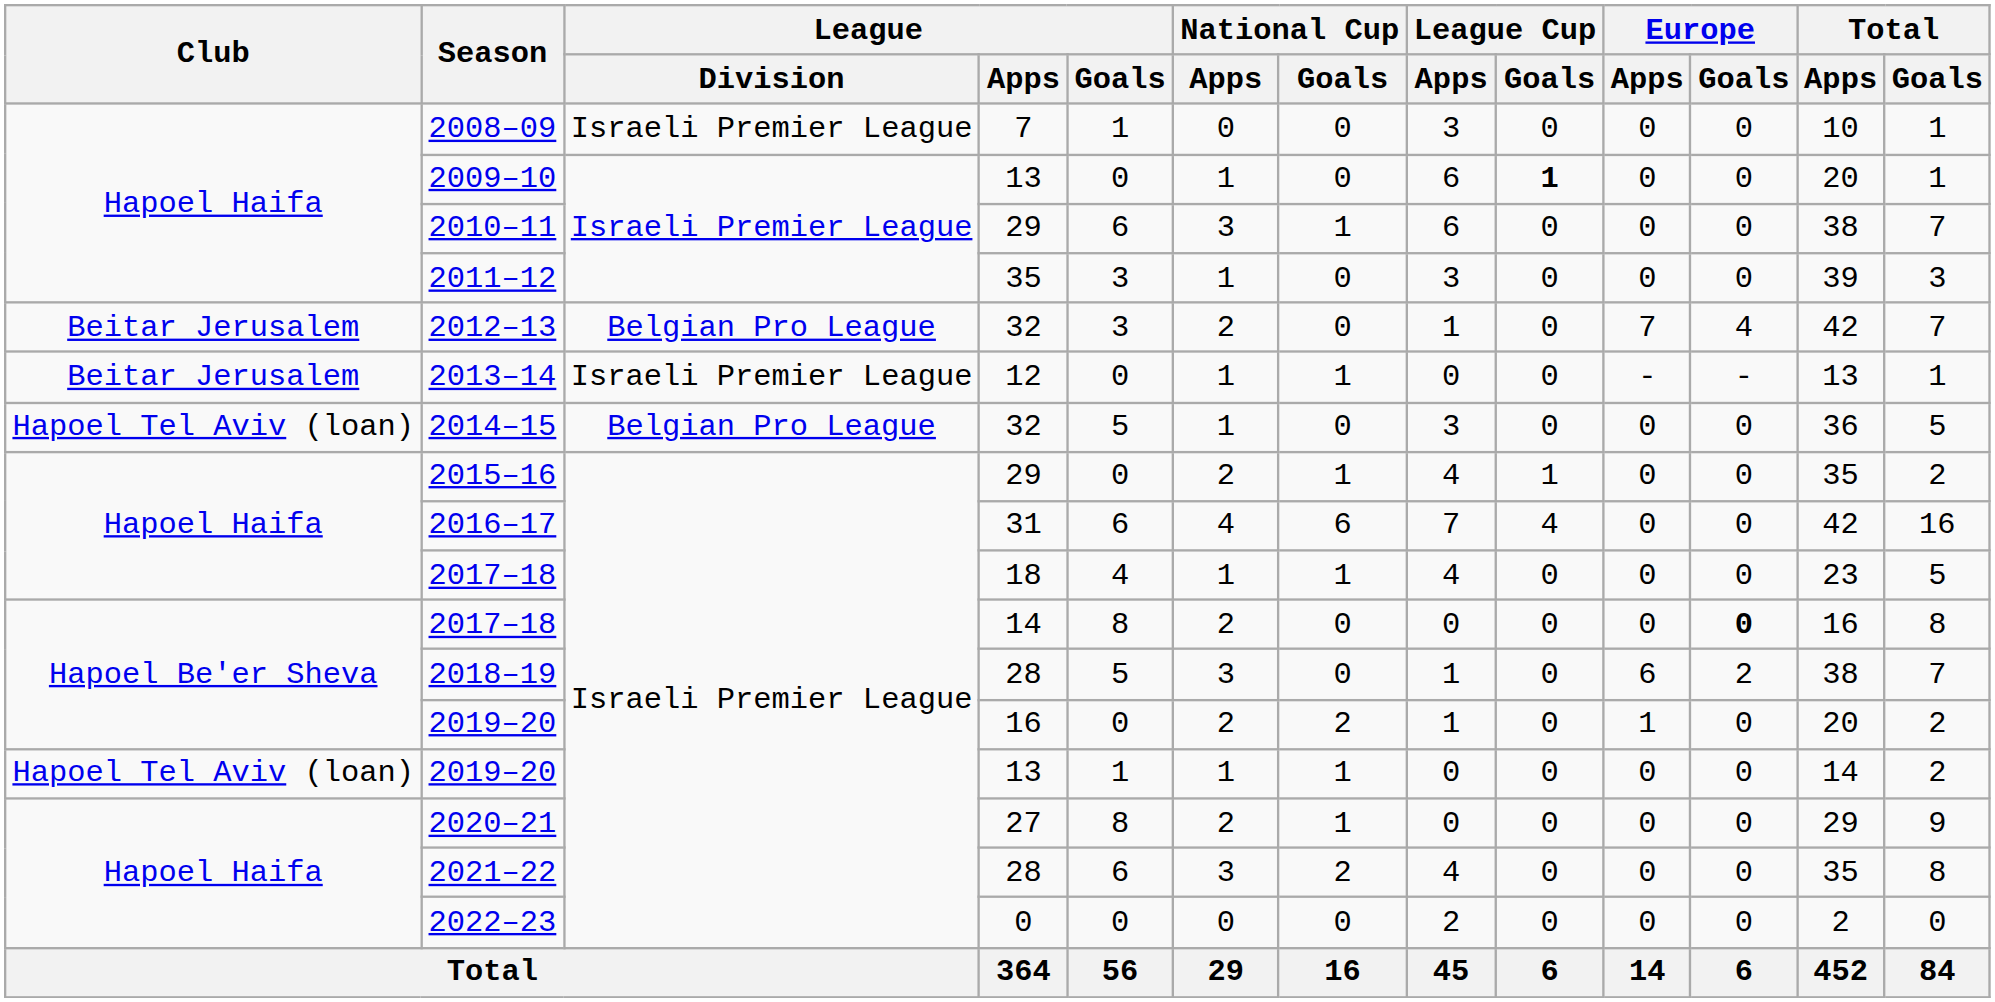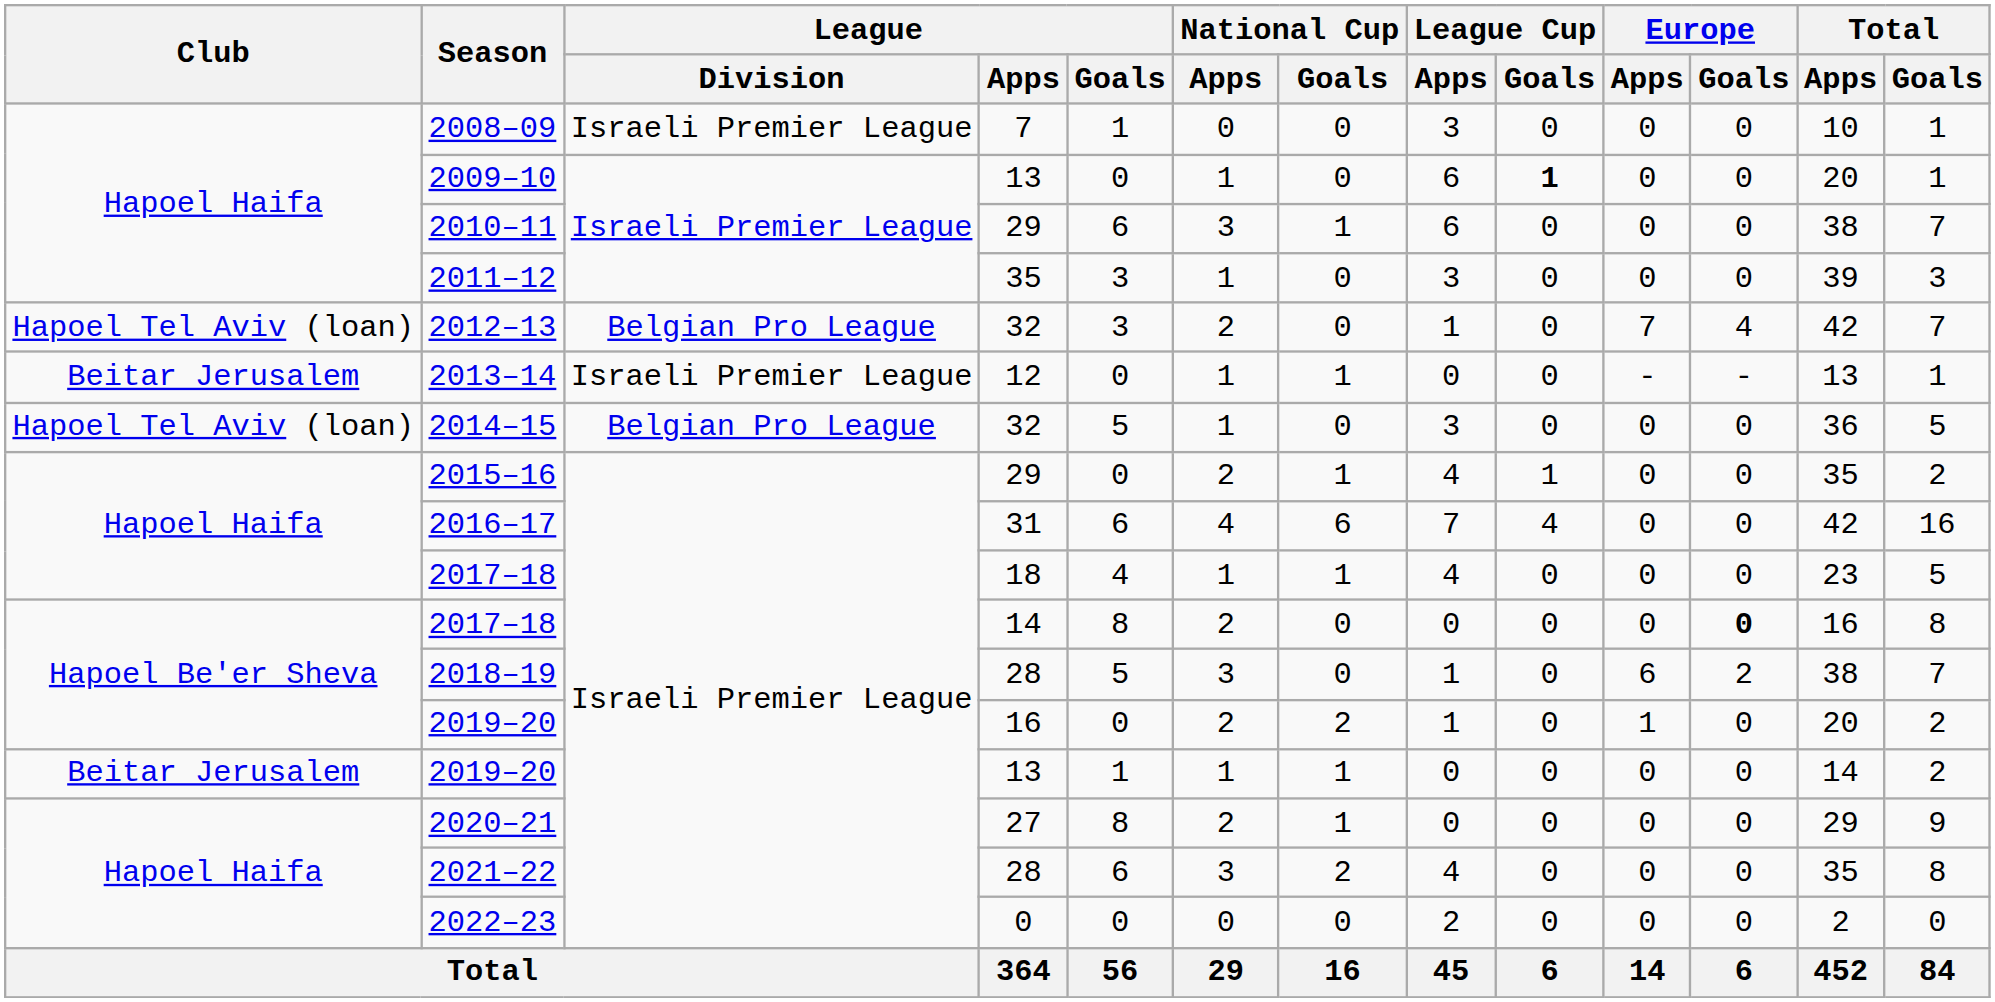(213, 327) Beitar Jerusalem -> (213, 327) Hapoel Tel Aviv (loan)
(213, 774) Hapoel Tel Aviv (loan) -> (213, 774) Beitar Jerusalem
